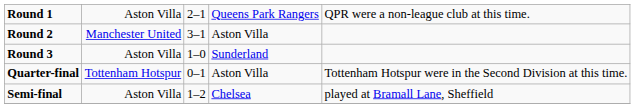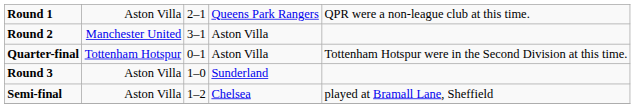rows swapped: (30, 53) <-> (43, 73)
